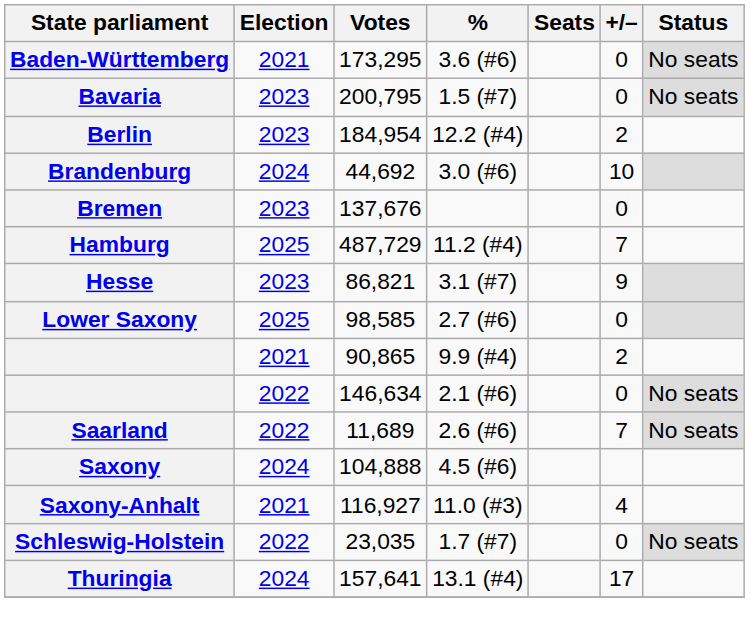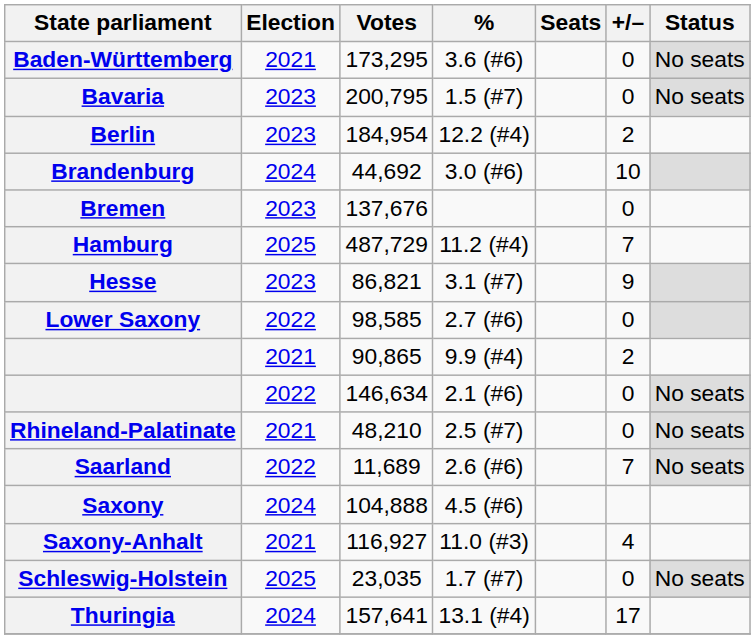(284, 318) 2025 -> (291, 318) 2022
+ row: (123, 429)
(284, 540) 2022 -> (291, 577) 2025
